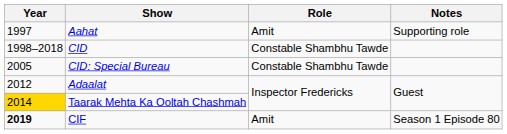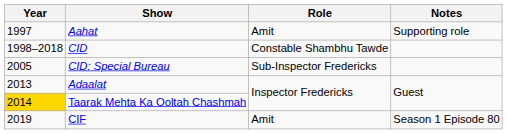(320, 66) Constable Shambhu Tawde -> (314, 66) Sub-Inspector Fredericks
(19, 84) 2012 -> (19, 84) 2013
(19, 119) bold -> (19, 119) normal
